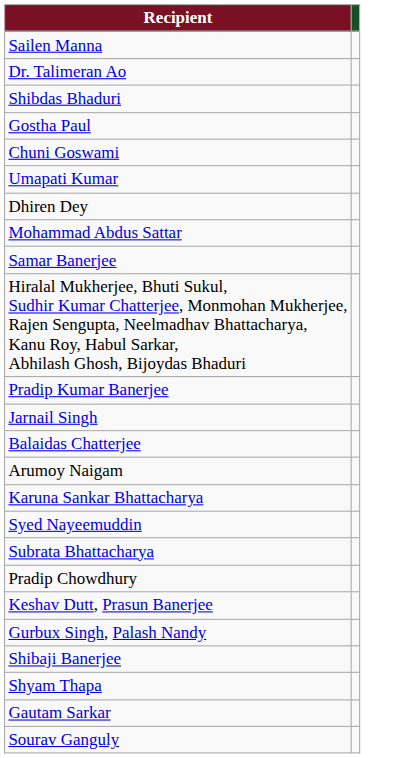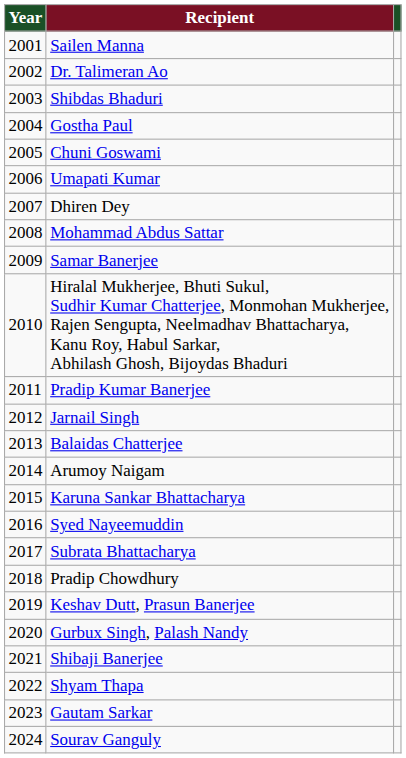+ column: (25, 17)
